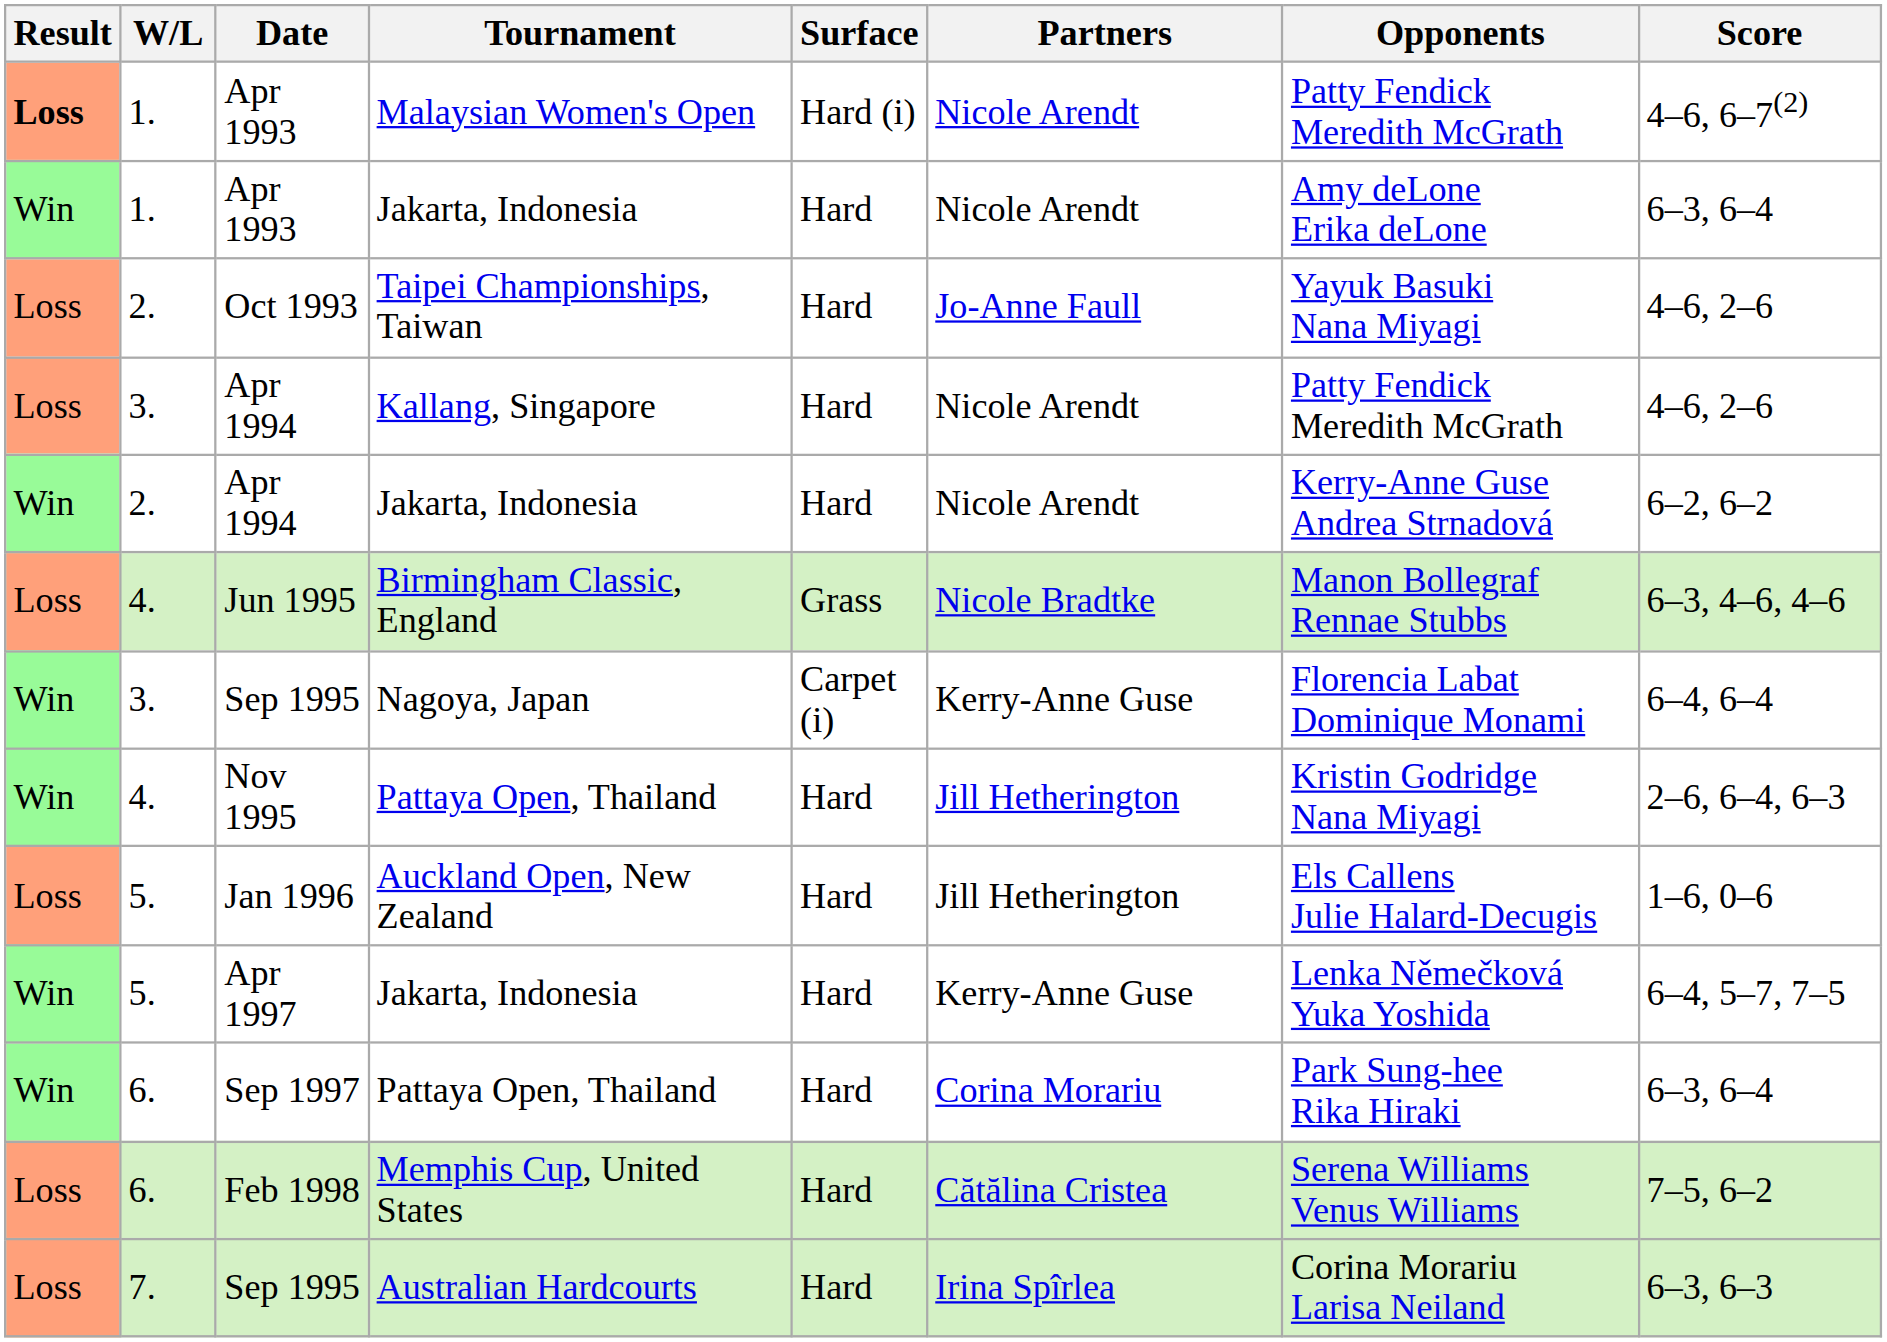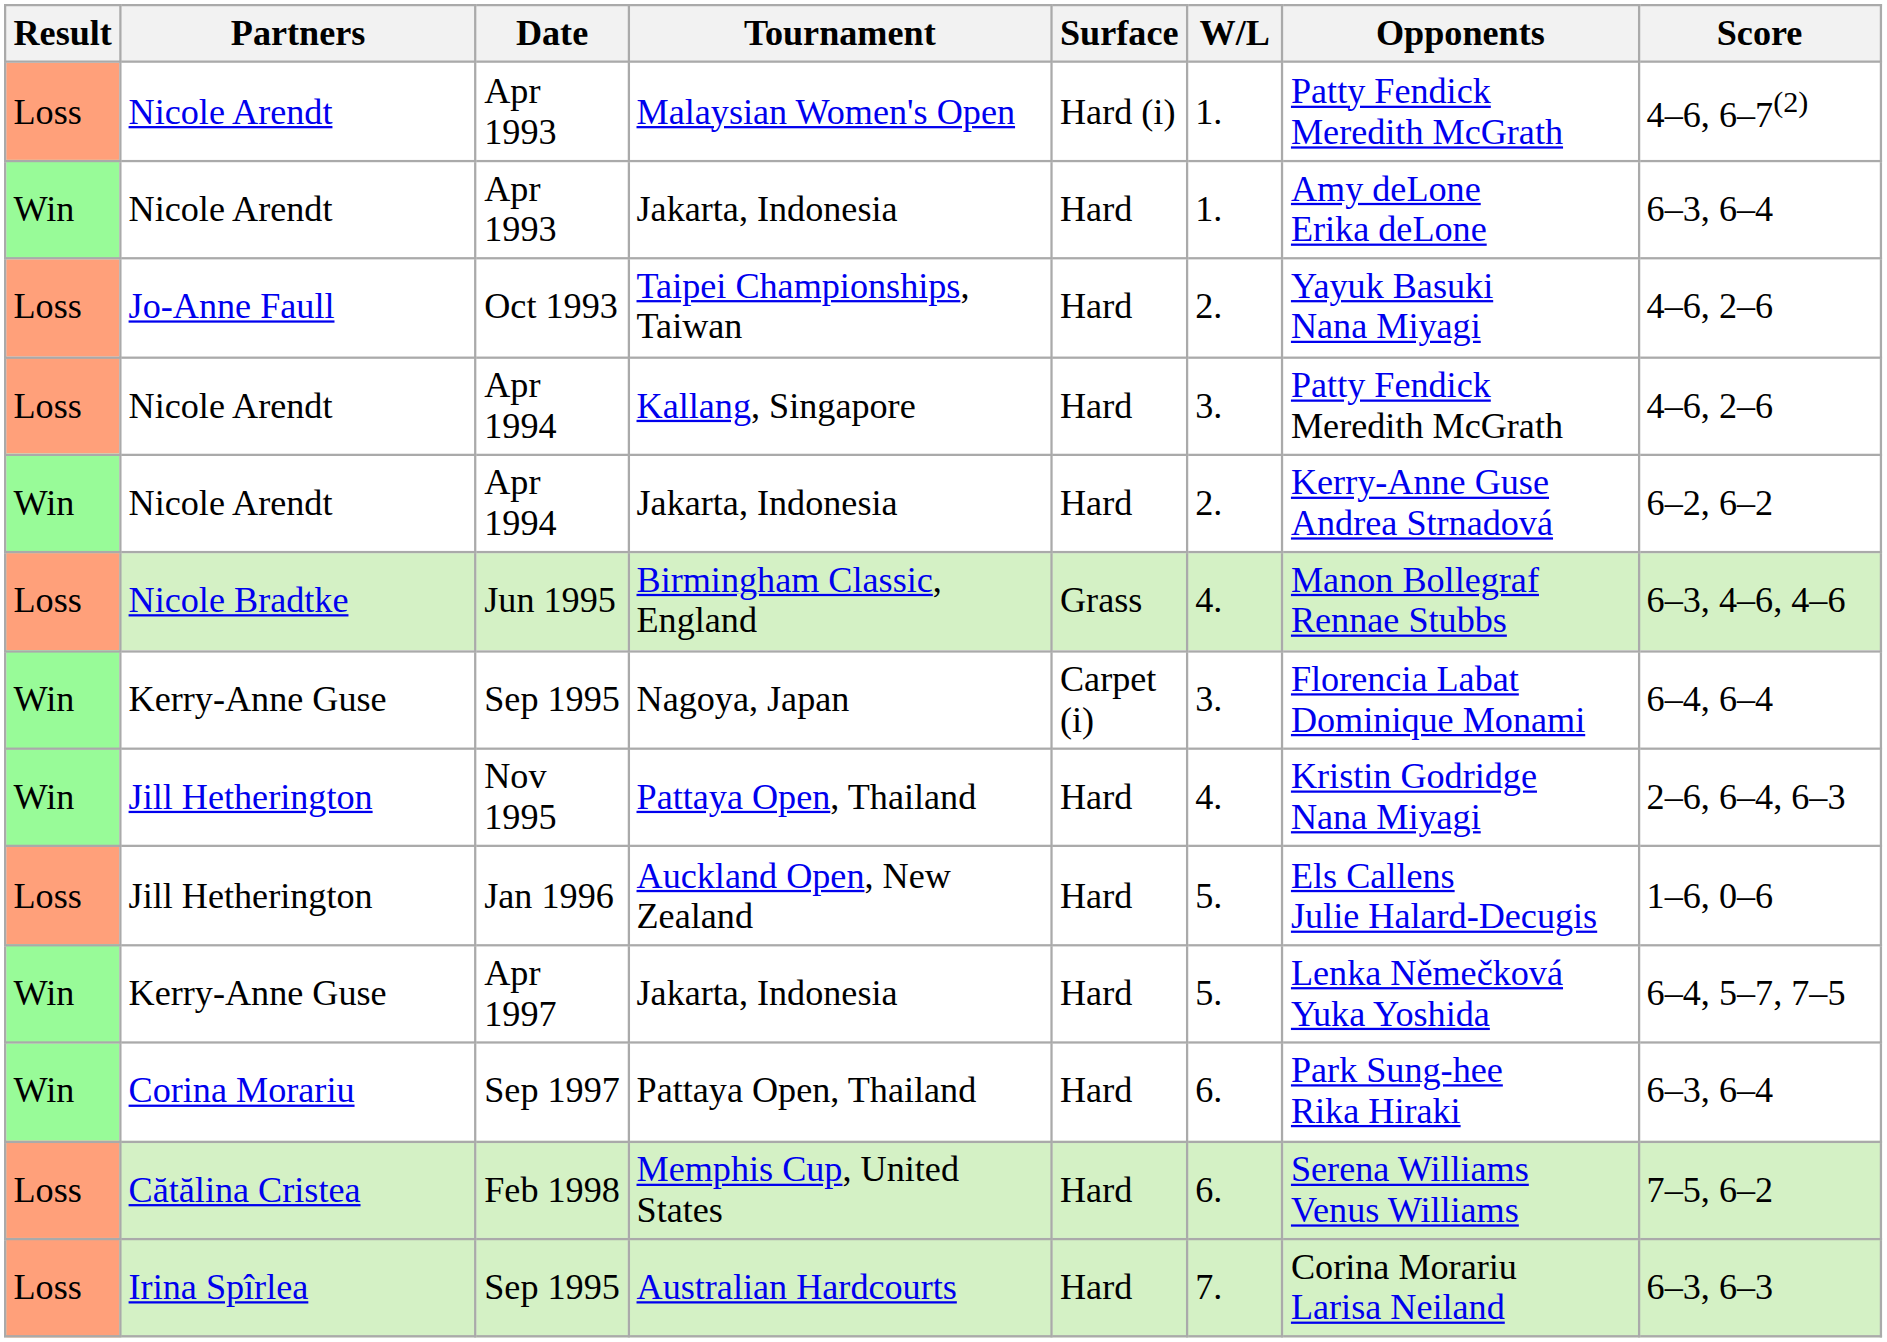columns swapped: (168, 33) <-> (1105, 33)
(49, 110) bold -> (48, 110) normal
